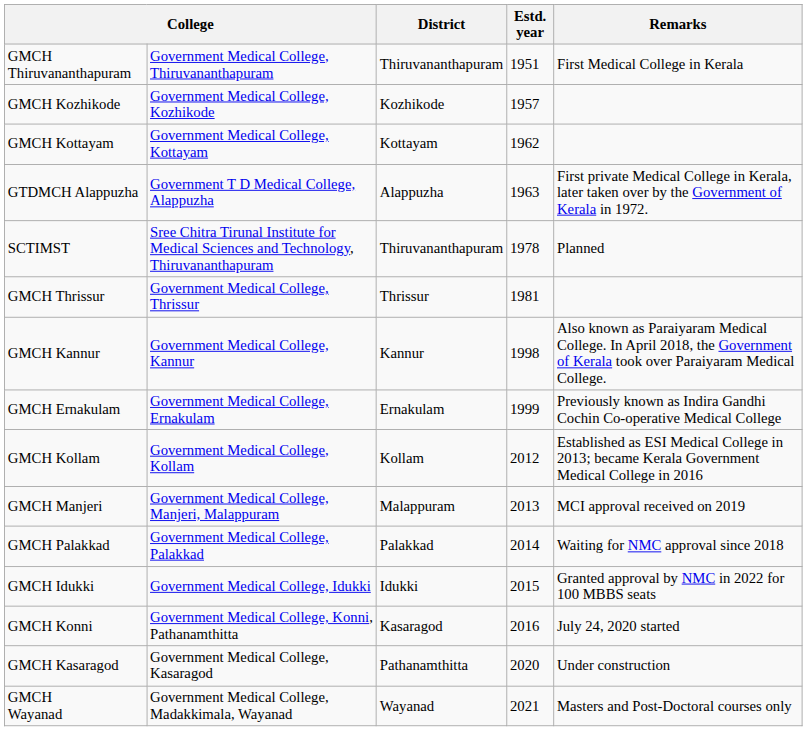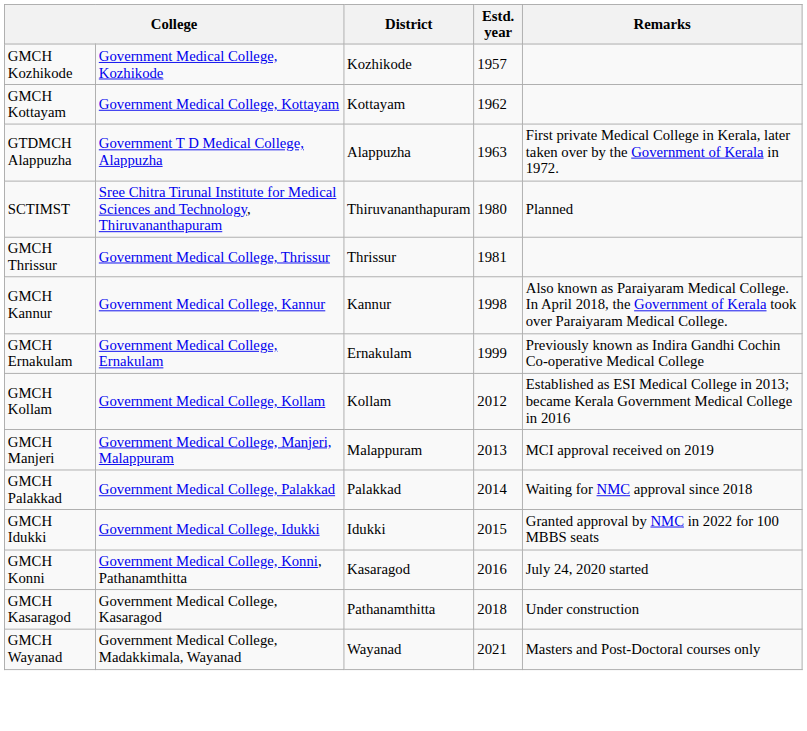- row: (70, 64)
(525, 248) 1978 -> (492, 208) 1980
(525, 665) 2020 -> (492, 609) 2018
